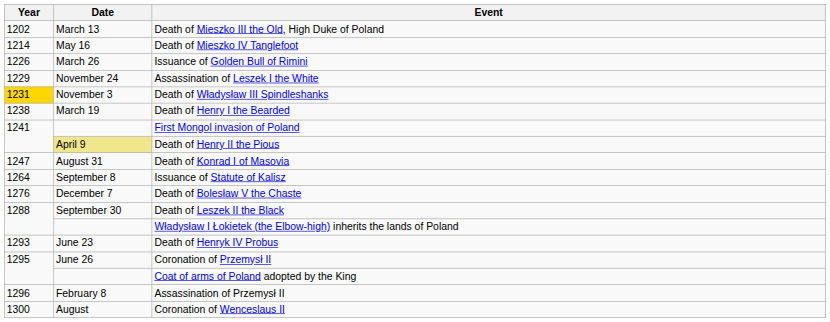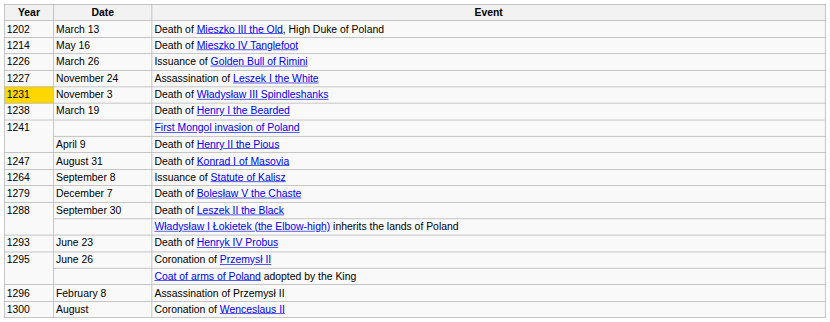(18, 78) 1229 -> (18, 78) 1227
(71, 144) khaki background -> (71, 144) no background
(18, 194) 1276 -> (18, 194) 1279
